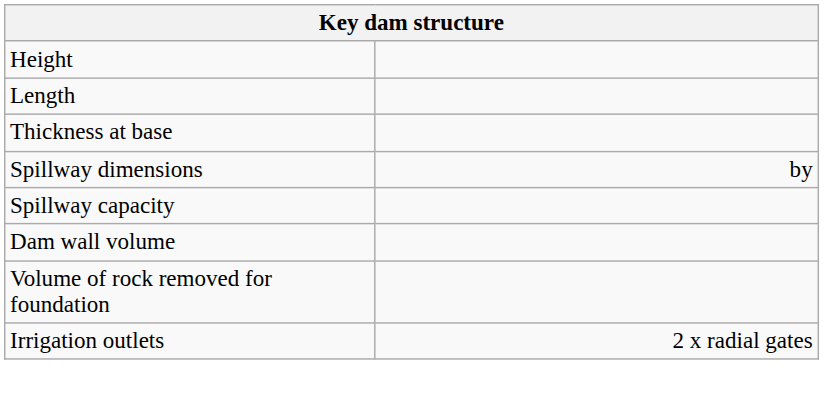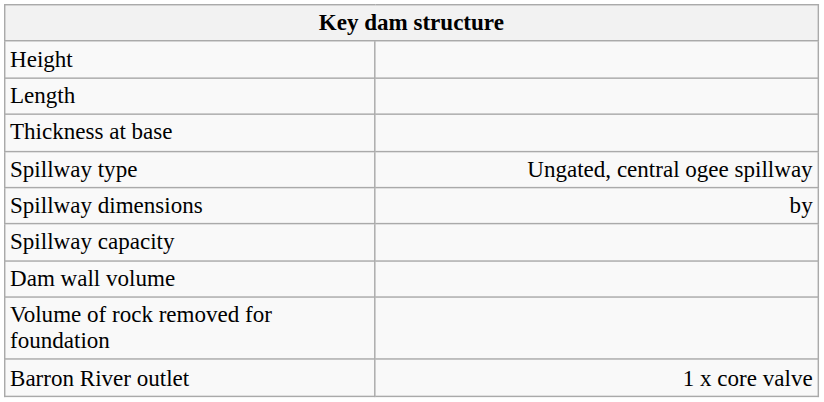+ row: (74, 168)
- row: (87, 341)
+ row: (100, 377)
